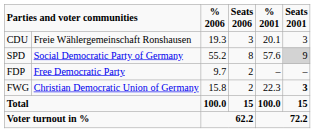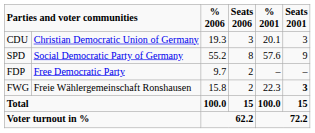(112, 39) Freie Wählergemeinschaft Ronshausen -> (116, 39) Christian Democratic Union of Germany
(305, 55) lightgrey background -> (305, 55) no background
(116, 87) Christian Democratic Union of Germany -> (112, 87) Freie Wählergemeinschaft Ronshausen
